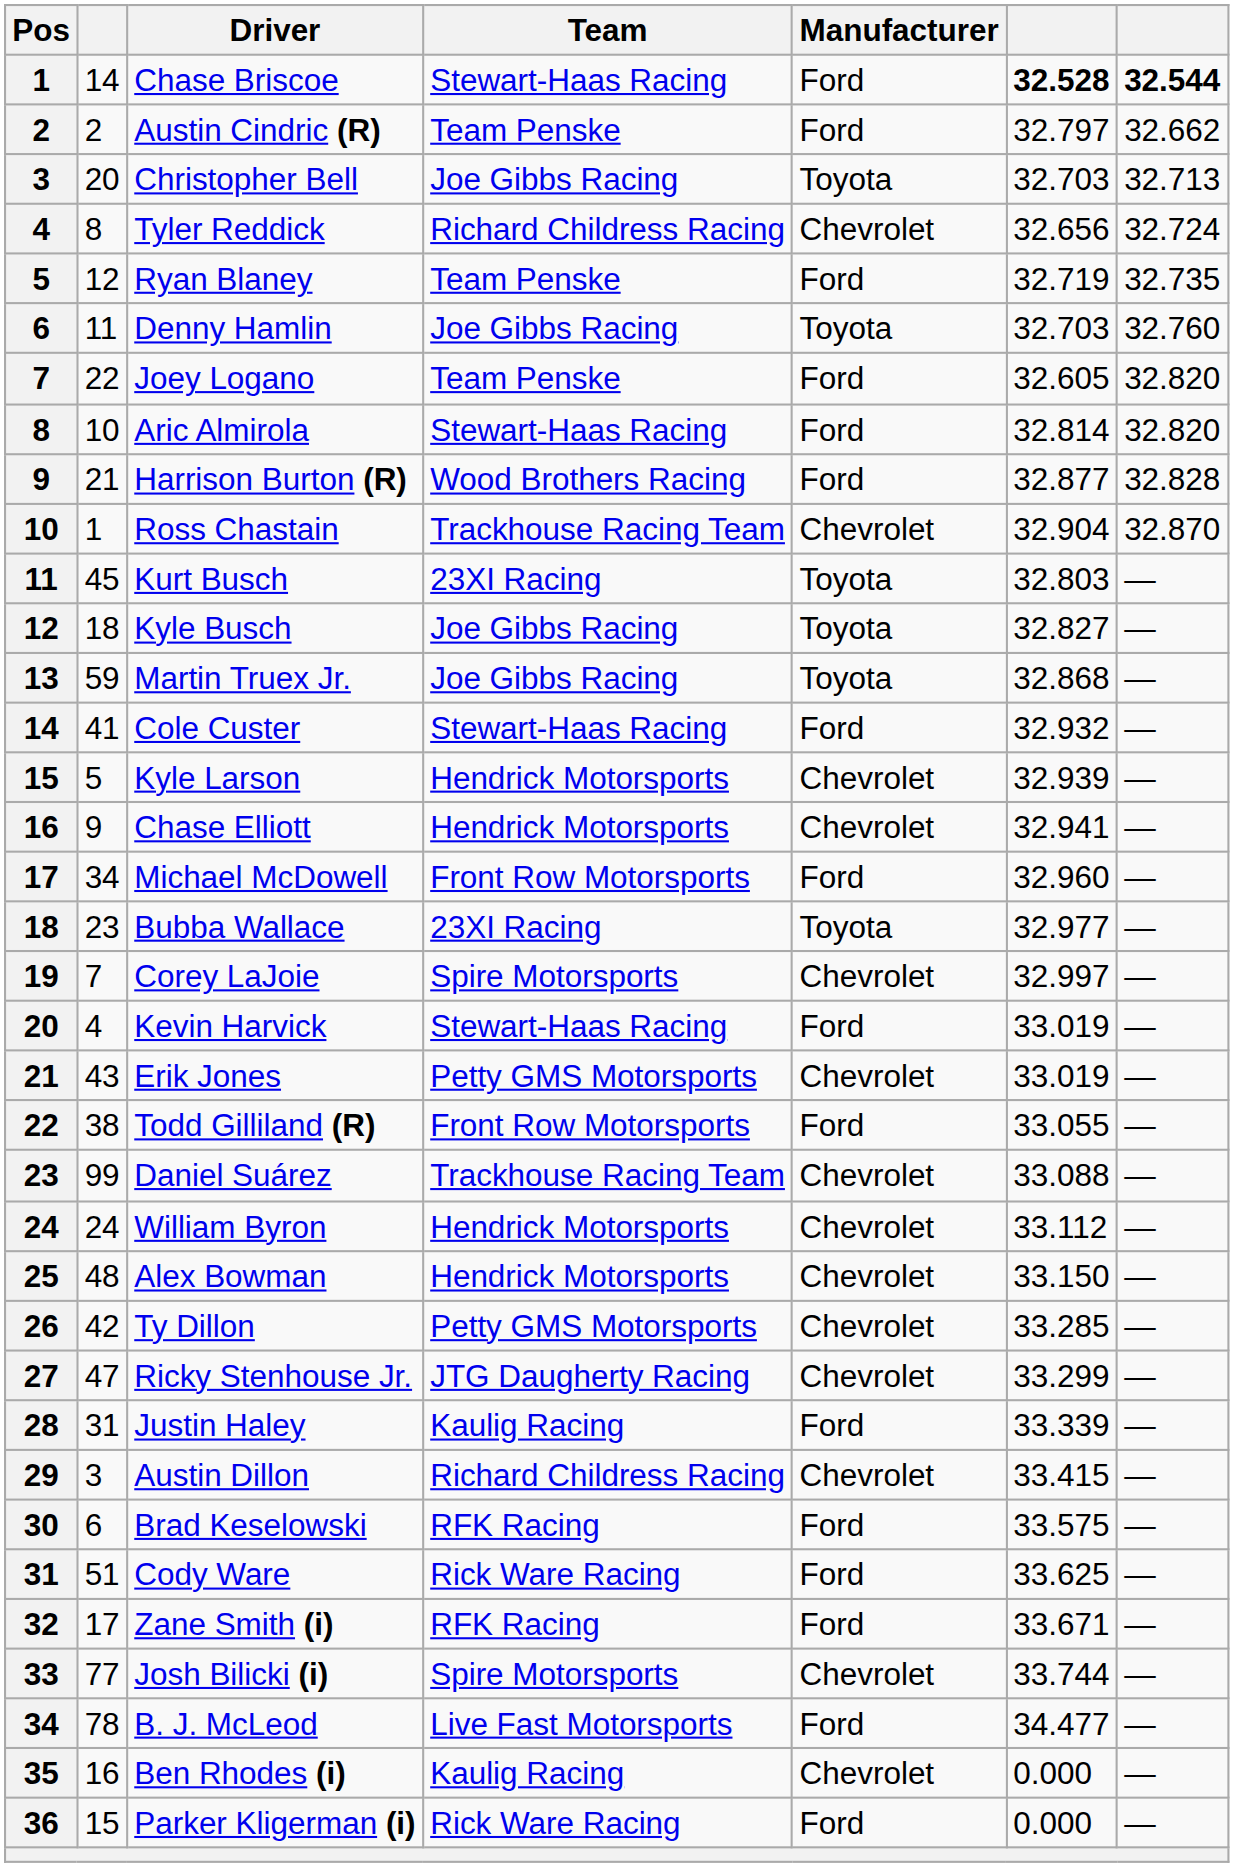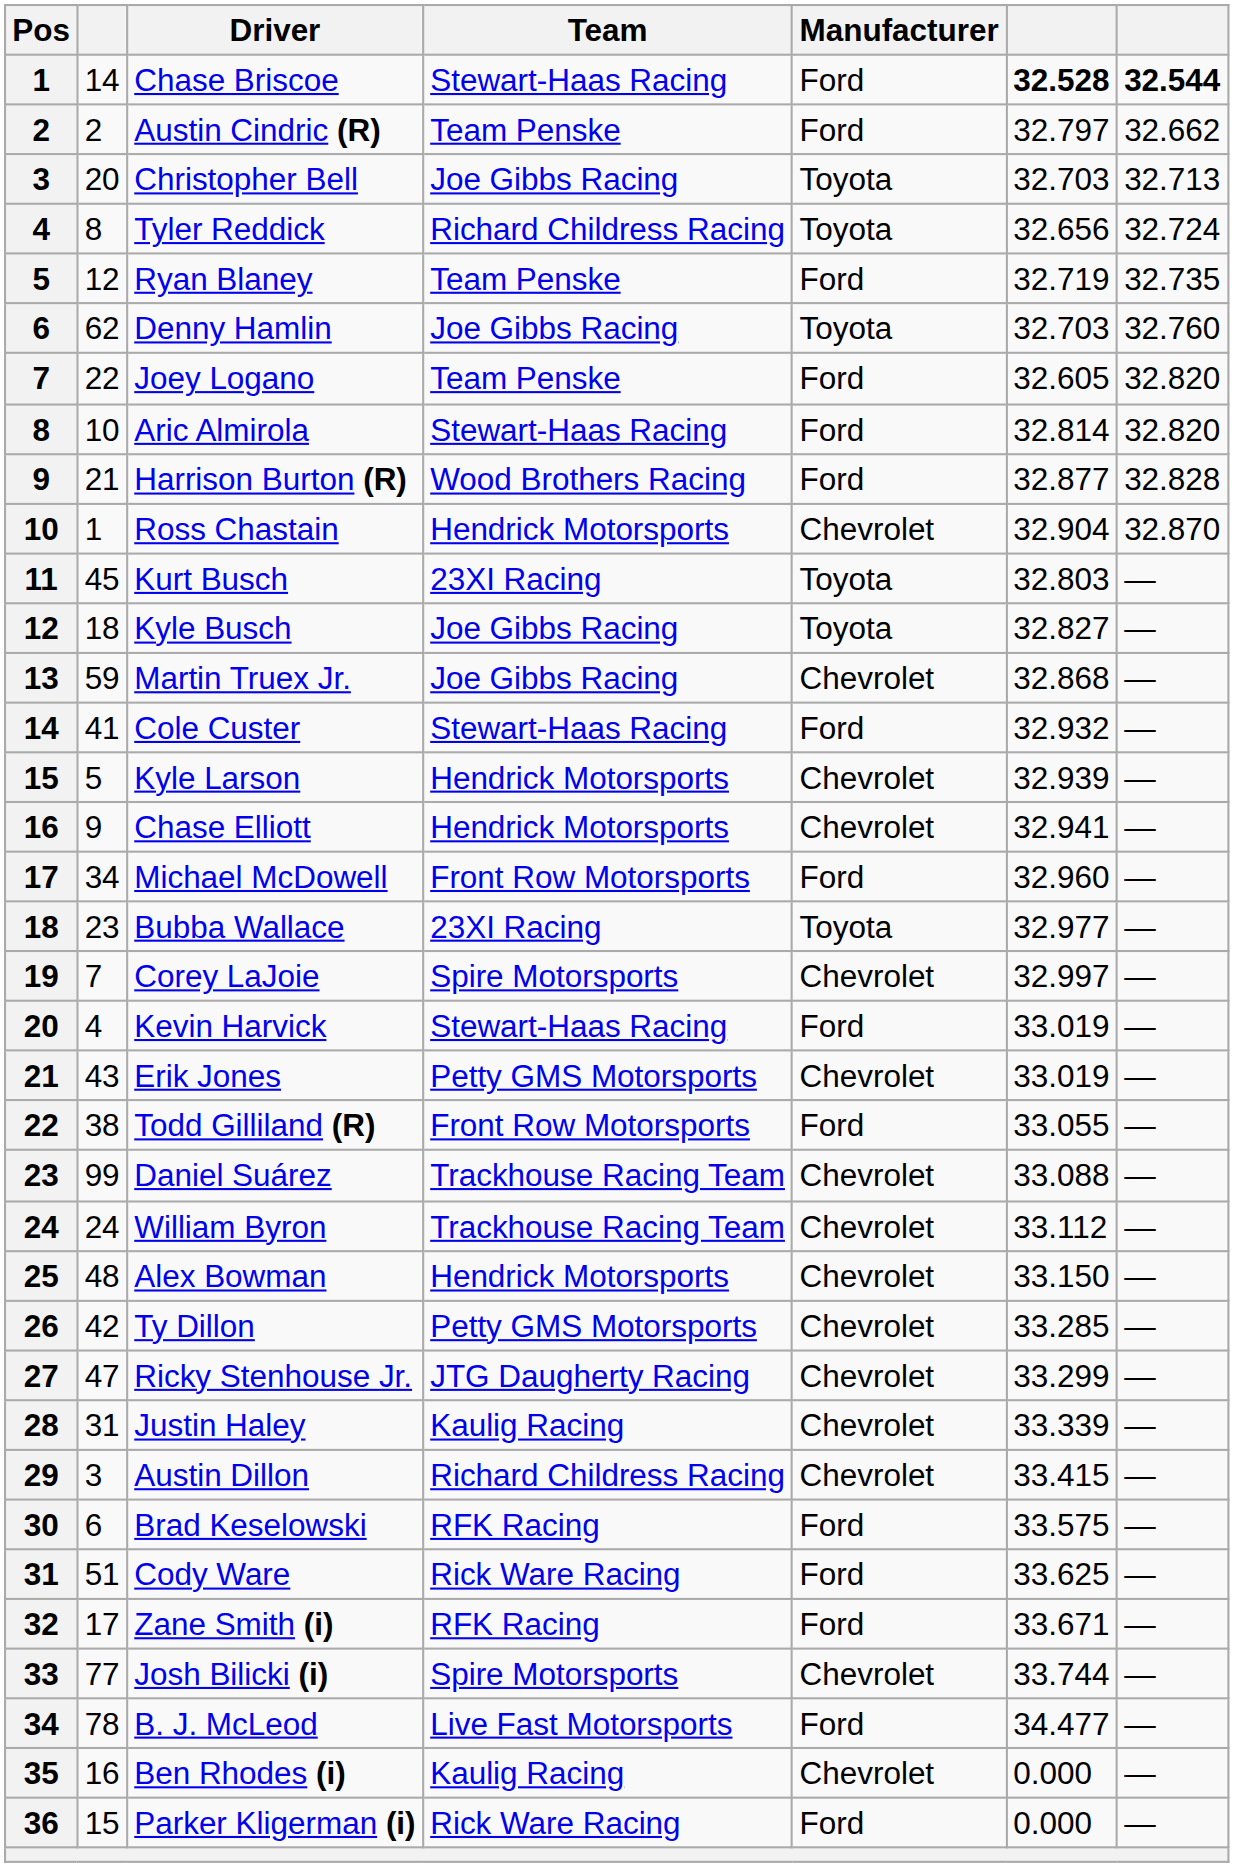(867, 229) Chevrolet -> (846, 229) Toyota
(101, 329) 11 -> (102, 329) 62
(608, 528) Trackhouse Racing Team -> (580, 528) Hendrick Motorsports
(846, 678) Toyota -> (867, 678) Chevrolet
(580, 1226) Hendrick Motorsports -> (608, 1226) Trackhouse Racing Team
(832, 1425) Ford -> (867, 1425) Chevrolet
